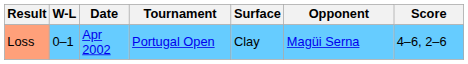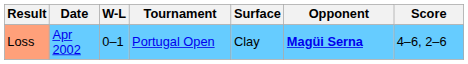columns swapped: (64, 14) <-> (104, 14)
(323, 42) normal -> (325, 42) bold
